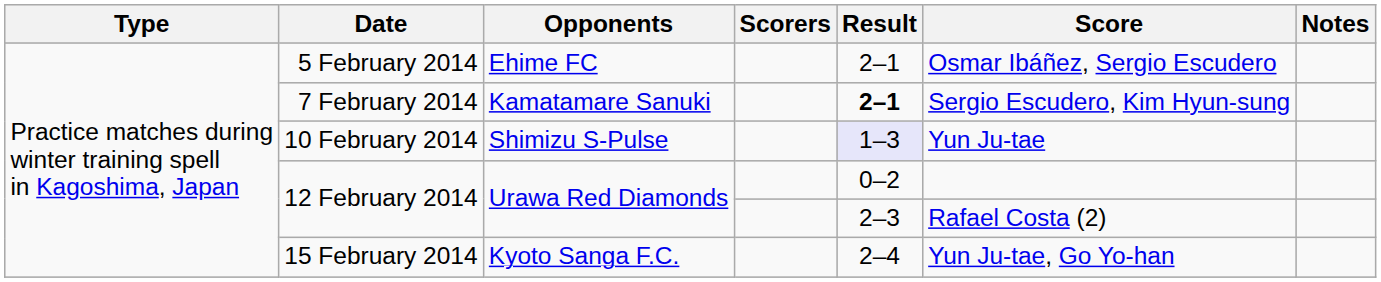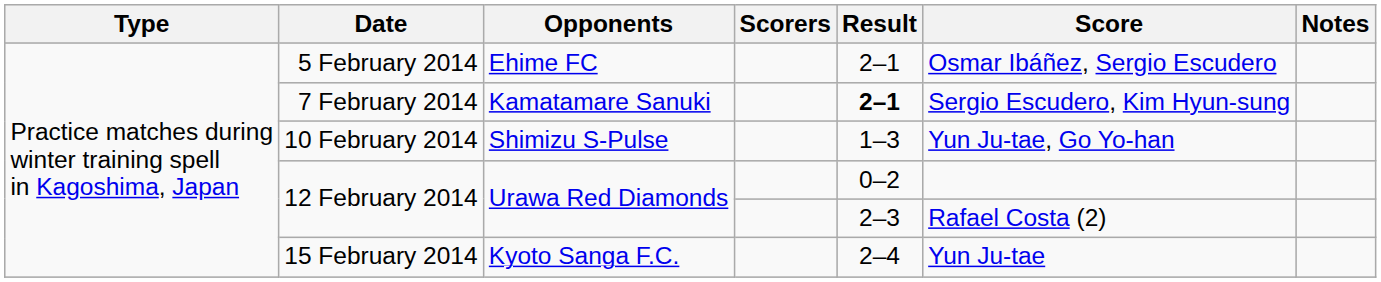(879, 140) lavender background -> (879, 140) no background
(987, 140) Yun Ju-tae -> (1051, 140) Yun Ju-tae, Go Yo-han
(1051, 256) Yun Ju-tae, Go Yo-han -> (987, 256) Yun Ju-tae
